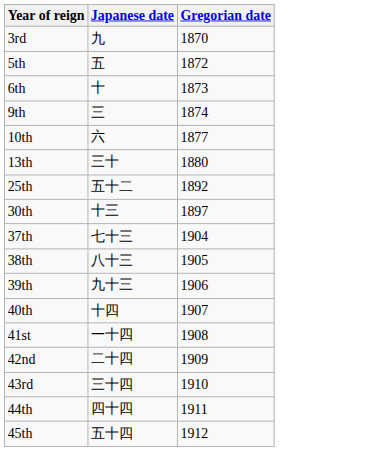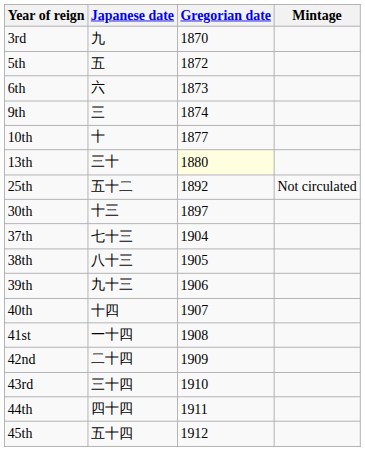+ column: (317, 15)
(98, 87) 十 -> (98, 87) 六
(98, 137) 六 -> (98, 137) 十
(194, 162) no background -> (194, 162) lightyellow background
